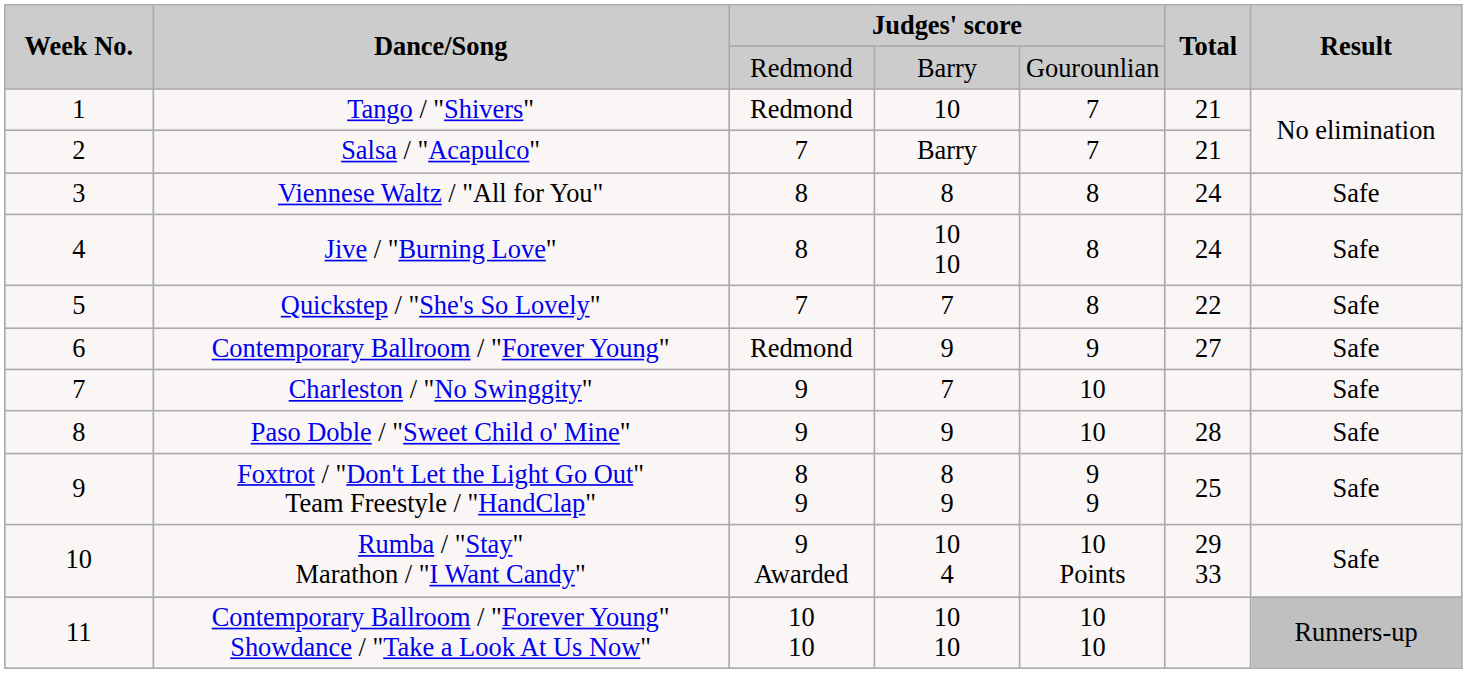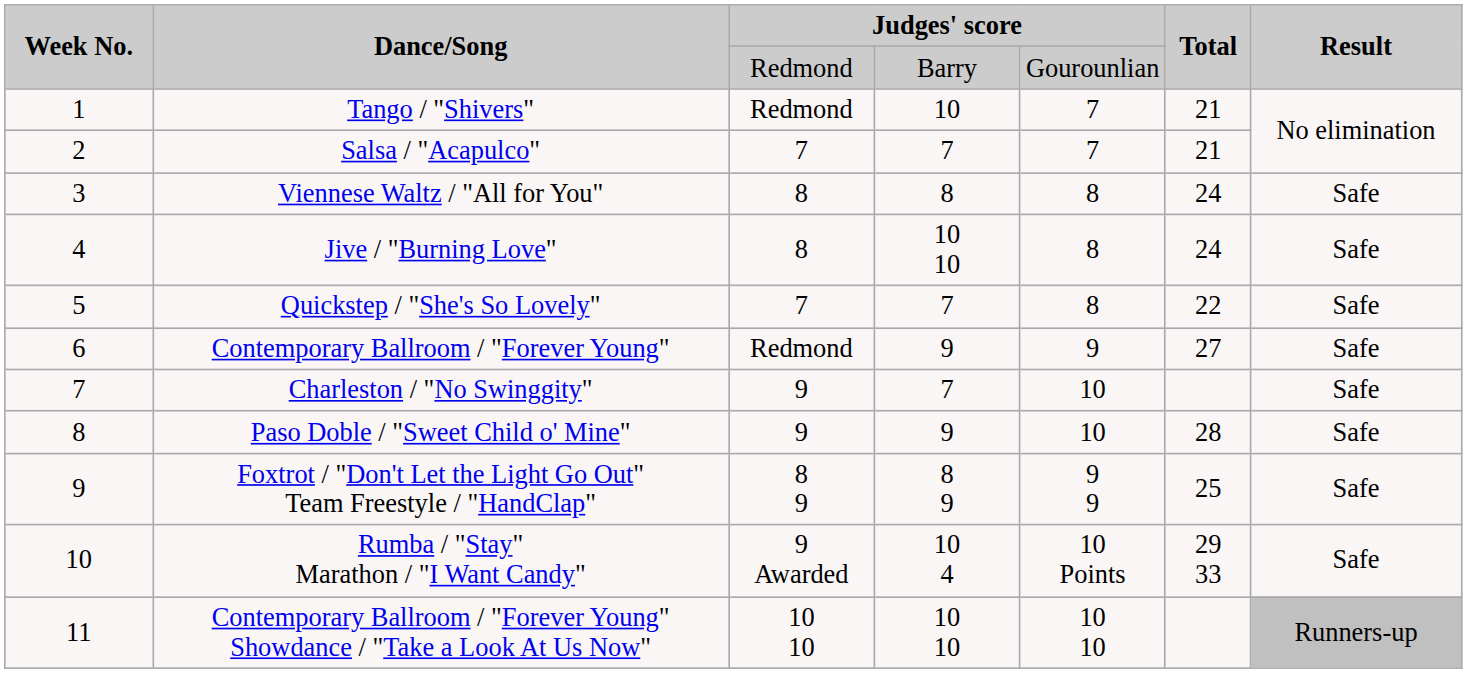(947, 151) Barry -> (947, 151) 7
